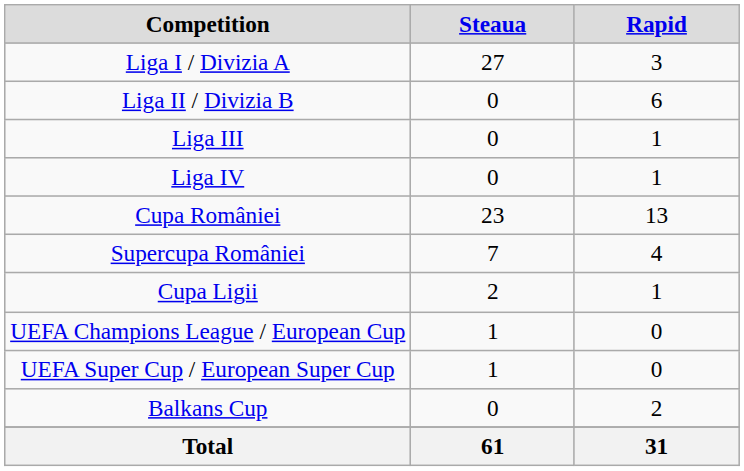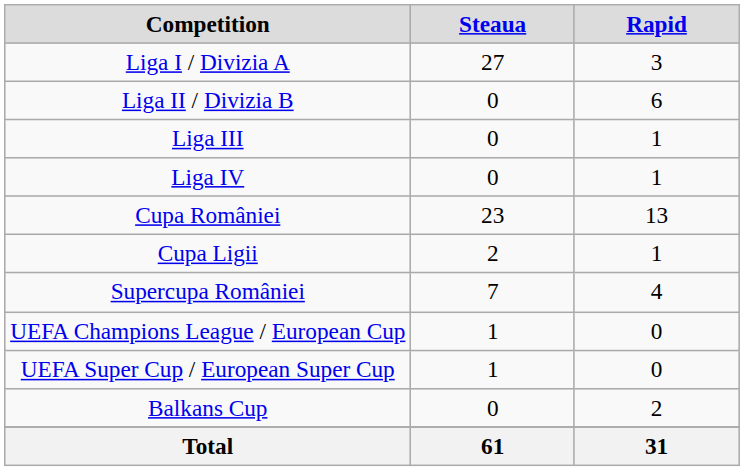rows swapped: (208, 292) <-> (208, 253)
